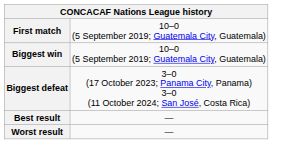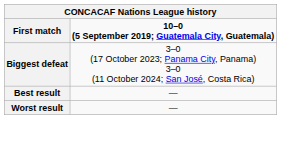(169, 31) normal -> (173, 31) bold
- row: (37, 55)
